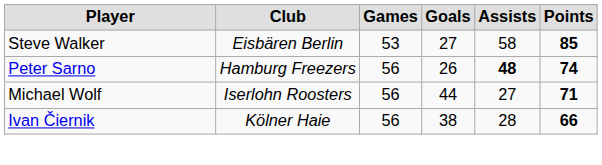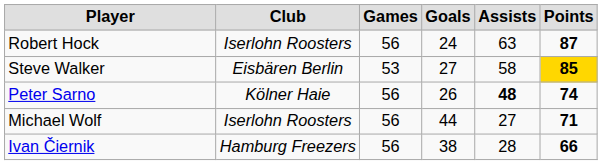+ row: (54, 43)
(569, 43) no background -> (569, 69) gold background
(288, 69) Hamburg Freezers -> (288, 95) Kölner Haie
(288, 120) Kölner Haie -> (288, 146) Hamburg Freezers
